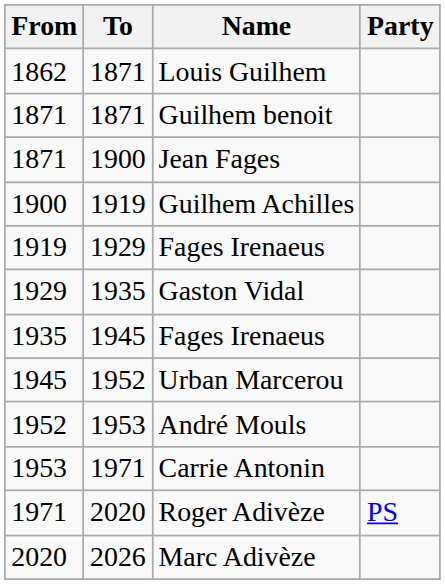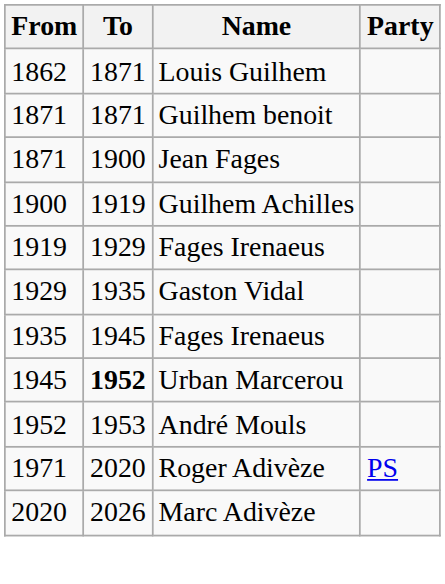(118, 379) normal -> (118, 379) bold
- row: (39, 468)
